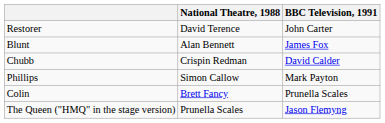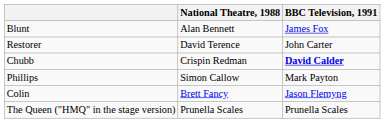rows swapped: (18, 45) <-> (24, 28)
(312, 61) normal -> (314, 61) bold
(316, 93) Prunella Scales -> (316, 93) Jason Flemyng
(316, 110) Jason Flemyng -> (316, 110) Prunella Scales
